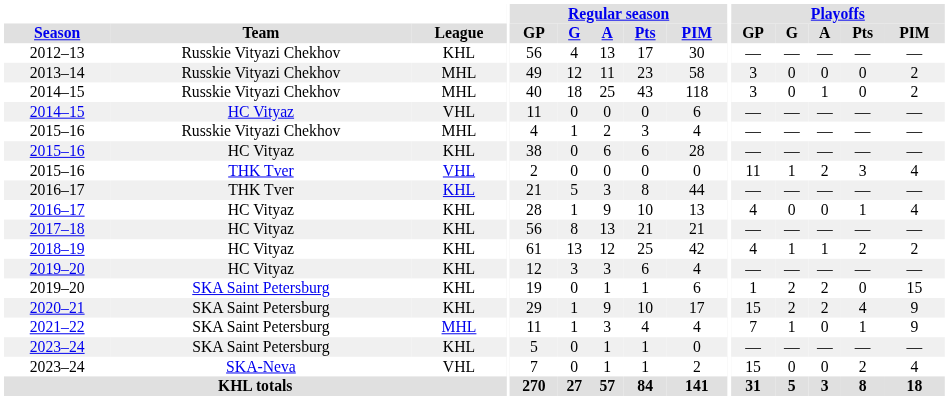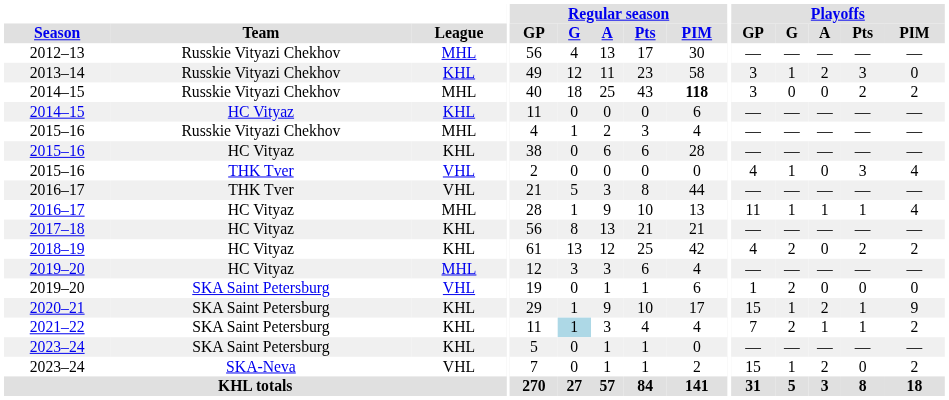(459, 53) KHL -> (459, 53) MHL
(459, 72) MHL -> (459, 72) KHL
(792, 72) 0 -> (792, 72) 1
(825, 72) 0 -> (825, 72) 2
(863, 72) 0 -> (863, 72) 3
(914, 72) 2 -> (914, 72) 0
(697, 92) normal -> (697, 92) bold
(825, 92) 1 -> (825, 92) 0
(863, 92) 0 -> (863, 92) 2
(459, 111) VHL -> (459, 111) KHL
(753, 170) 11 -> (753, 170) 4
(825, 170) 2 -> (825, 170) 0
(459, 190) KHL -> (459, 190) VHL
(459, 209) KHL -> (459, 209) MHL
(753, 209) 4 -> (753, 209) 11
(792, 209) 0 -> (792, 209) 1
(825, 209) 0 -> (825, 209) 1
(792, 249) 1 -> (792, 249) 2
(825, 249) 1 -> (825, 249) 0
(459, 268) KHL -> (459, 268) MHL
(459, 288) KHL -> (459, 288) VHL
(825, 288) 2 -> (825, 288) 0
(914, 288) 15 -> (914, 288) 0
(792, 307) 2 -> (792, 307) 1
(863, 307) 4 -> (863, 307) 1
(459, 327) MHL -> (459, 327) KHL
(574, 327) no background -> (574, 327) lightblue background
(792, 327) 1 -> (792, 327) 2
(825, 327) 0 -> (825, 327) 1
(914, 327) 9 -> (914, 327) 2
(792, 366) 0 -> (792, 366) 1
(825, 366) 0 -> (825, 366) 2
(863, 366) 2 -> (863, 366) 0
(914, 366) 4 -> (914, 366) 2
